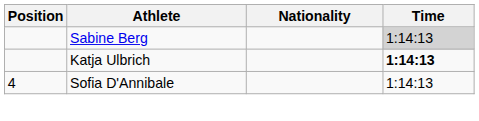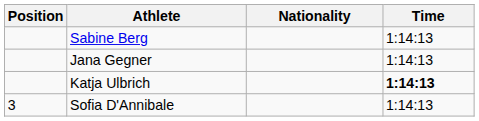(410, 38) lightgrey background -> (410, 38) no background
+ row: (111, 61)
(12, 83) 4 -> (12, 105) 3
